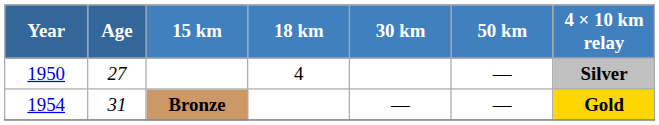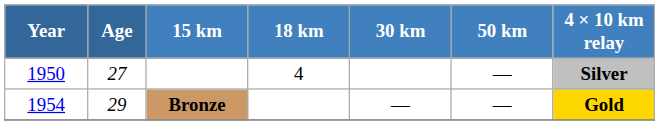(117, 104) 31 -> (117, 104) 29
